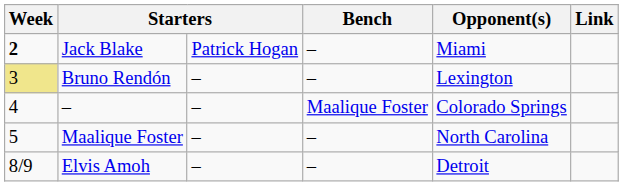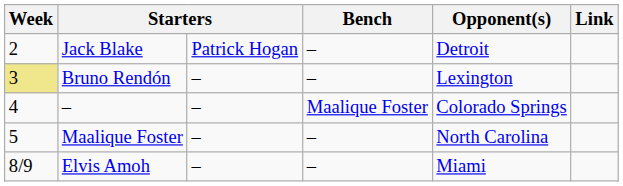(13, 48) bold -> (13, 48) normal
(461, 48) Miami -> (463, 48) Detroit
(463, 166) Detroit -> (461, 166) Miami
